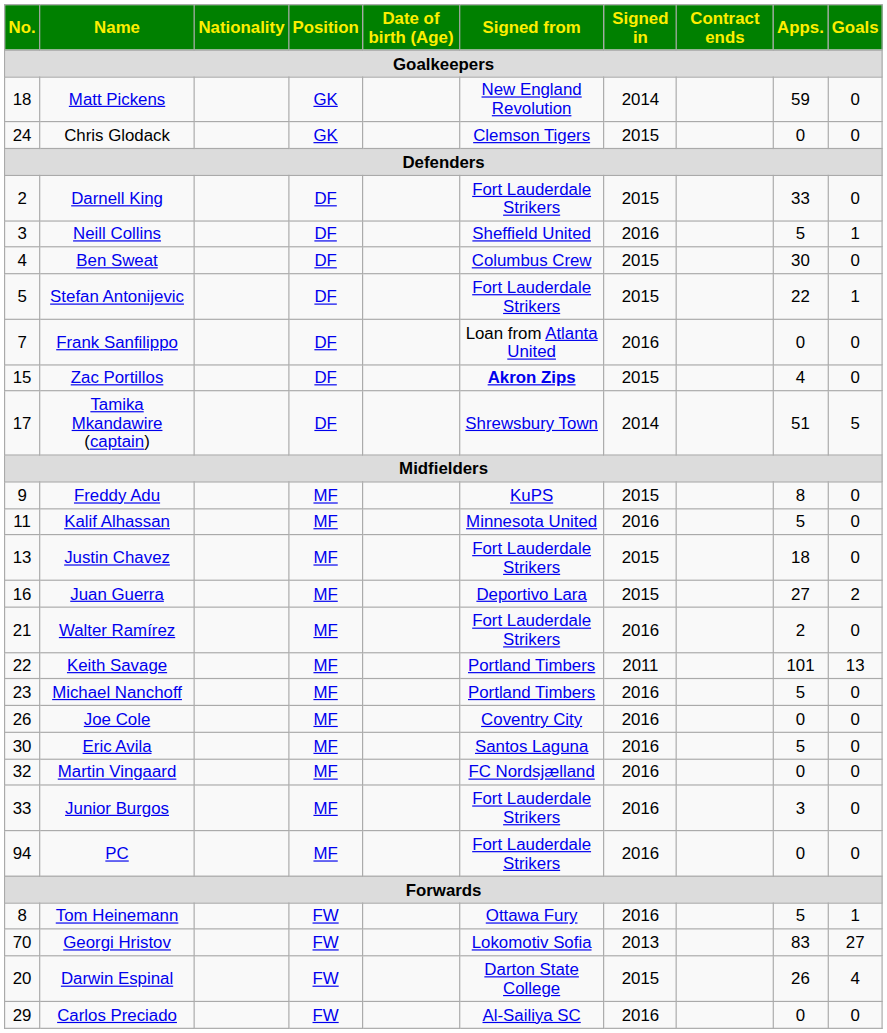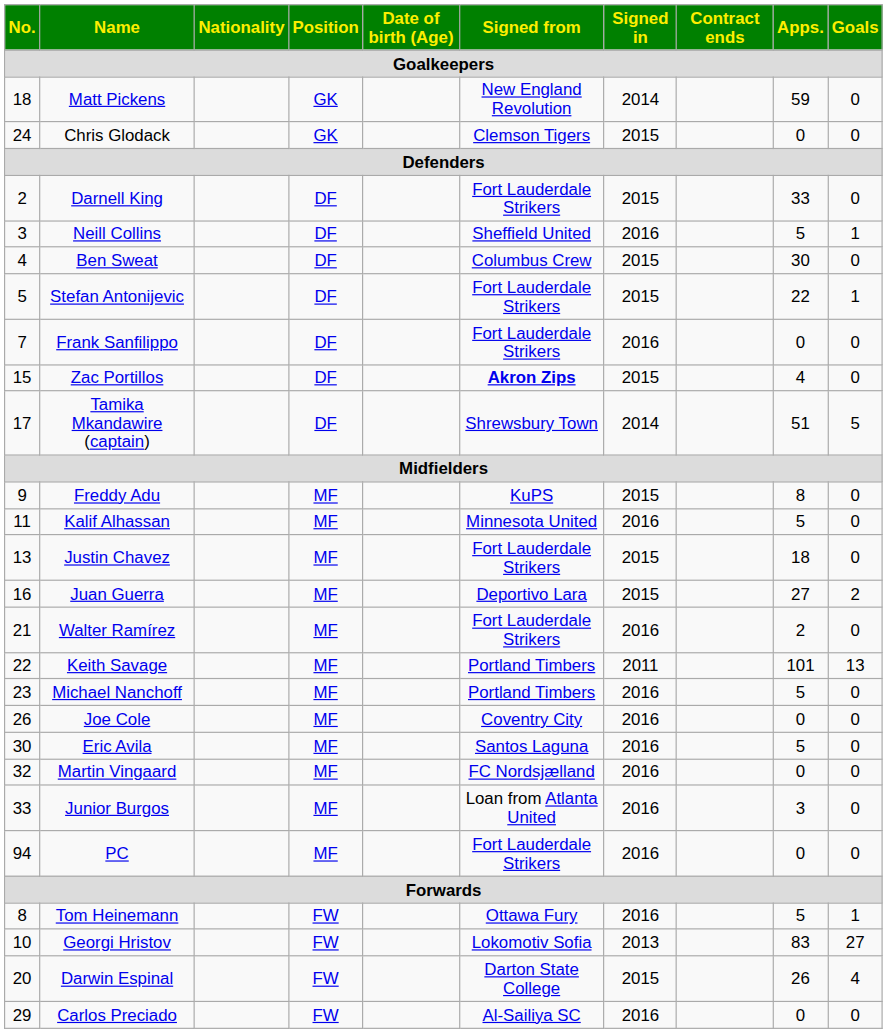(532, 342) Loan from Atlanta United -> (532, 342) Fort Lauderdale Strikers
(532, 808) Fort Lauderdale Strikers -> (532, 808) Loan from Atlanta United
(22, 943) 70 -> (22, 943) 10
